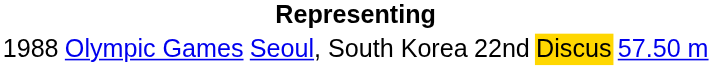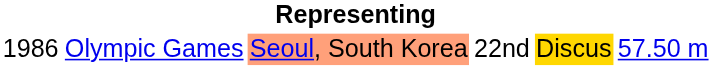(31, 49) 1988 -> (31, 49) 1986
(359, 49) no background -> (359, 49) lightsalmon background
